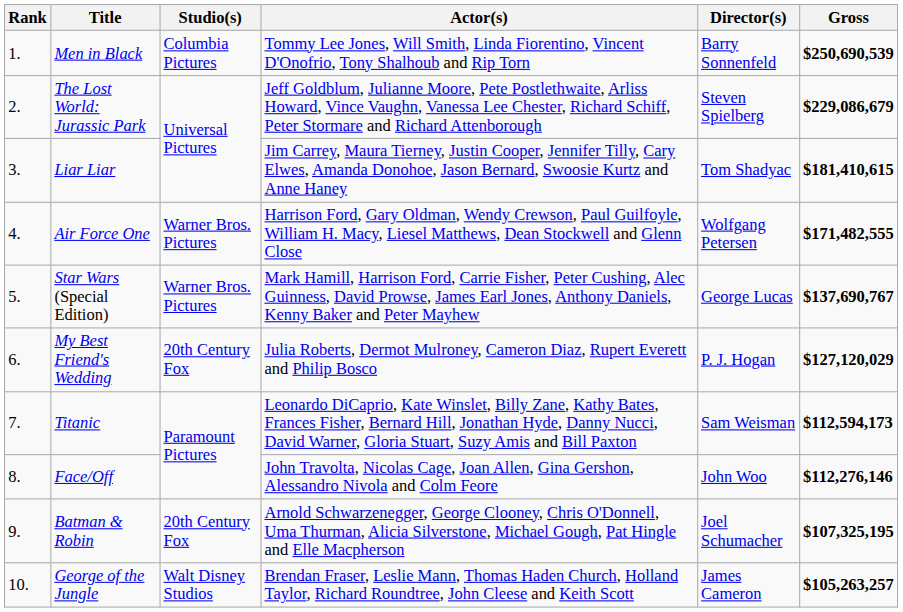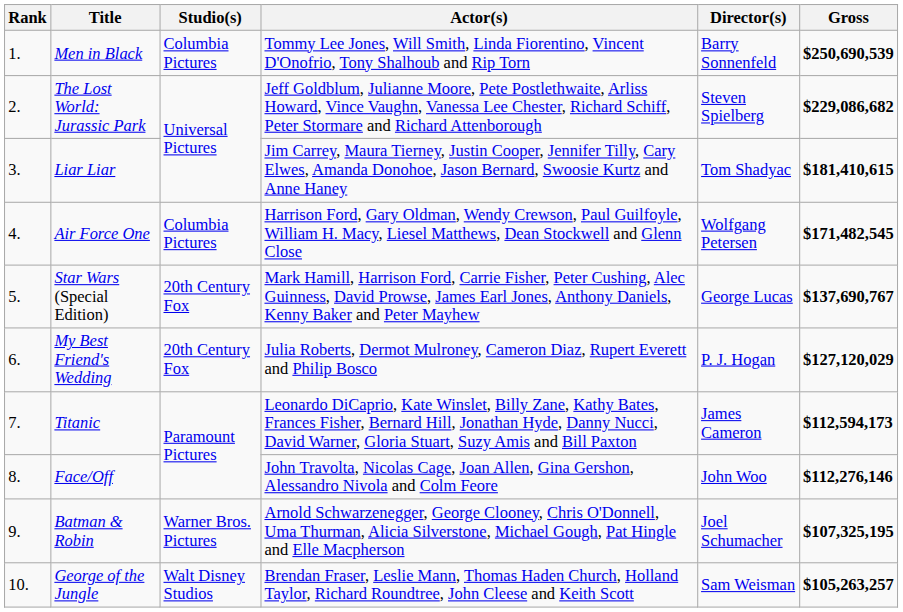(848, 106) $229,086,679 -> (848, 106) $229,086,682
(207, 233) Warner Bros. Pictures -> (196, 233) Columbia Pictures
(848, 233) $171,482,555 -> (848, 233) $171,482,545
(207, 296) Warner Bros. Pictures -> (207, 296) 20th Century Fox
(748, 423) Sam Weisman -> (731, 423) James Cameron
(207, 530) 20th Century Fox -> (207, 530) Warner Bros. Pictures
(731, 584) James Cameron -> (748, 584) Sam Weisman
